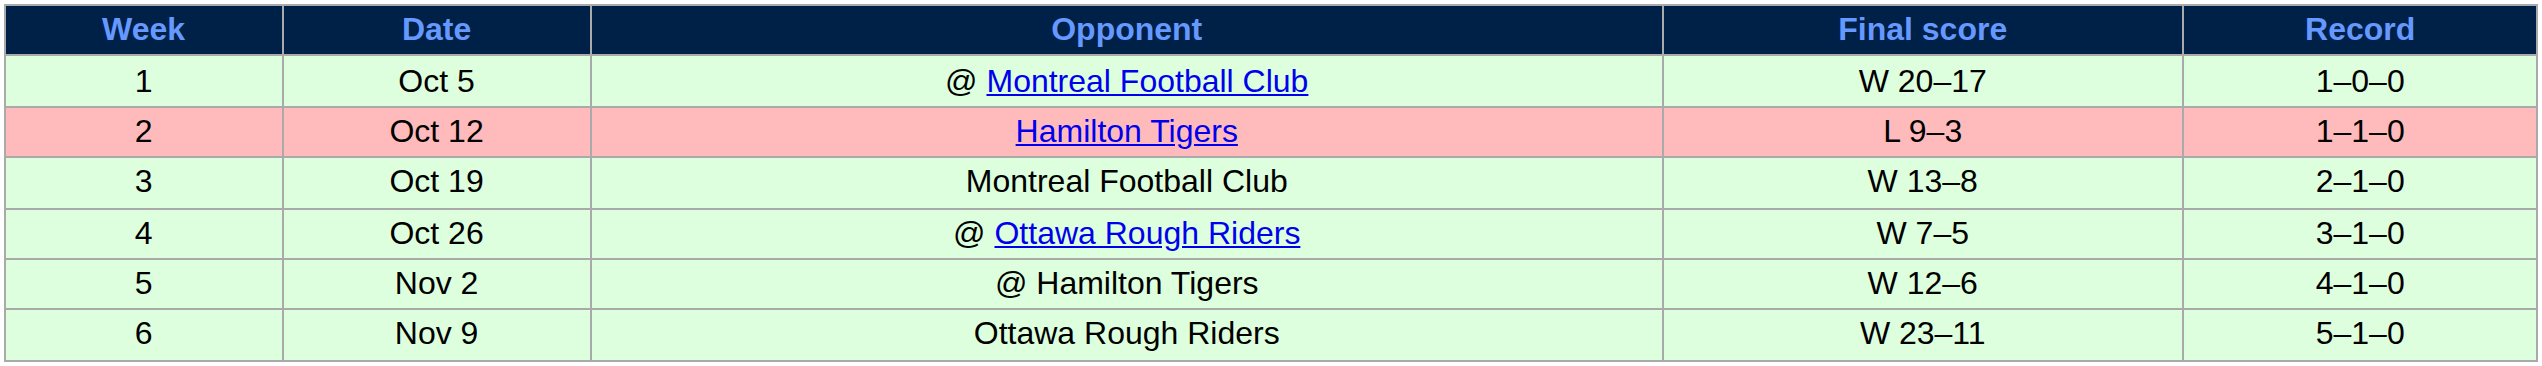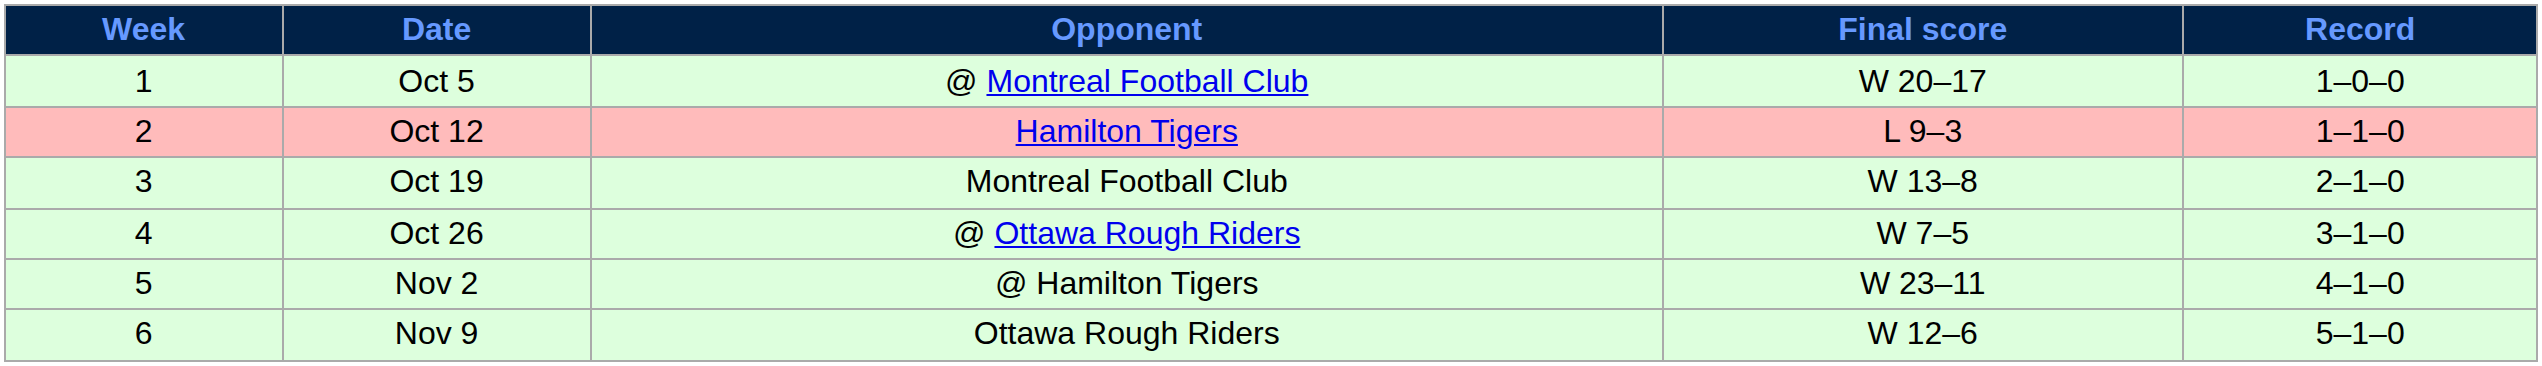(1923, 283) W 12–6 -> (1923, 283) W 23–11
(1923, 334) W 23–11 -> (1923, 334) W 12–6
